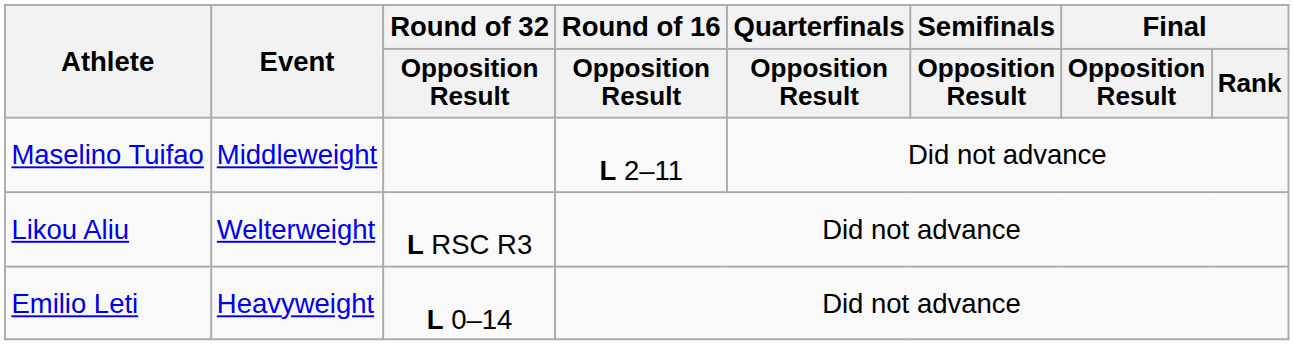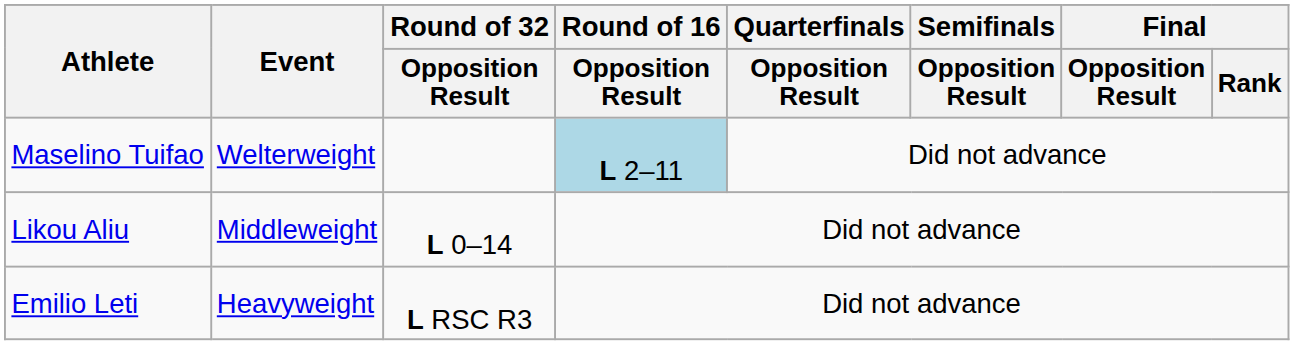(297, 155) Middleweight -> (296, 155) Welterweight
(641, 171) no background -> (641, 171) lightblue background
(296, 229) Welterweight -> (297, 229) Middleweight
(470, 245) L RSC R3 -> (470, 245) L 0–14
(470, 319) L 0–14 -> (470, 319) L RSC R3
